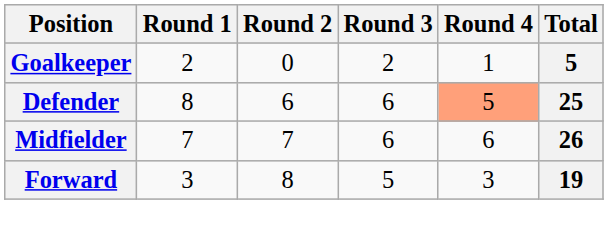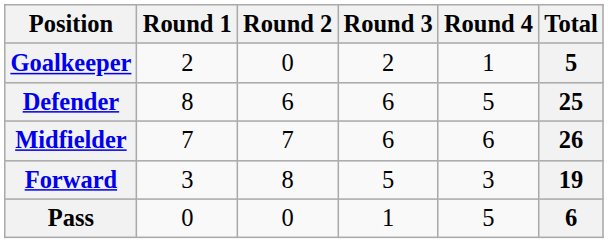(488, 101) lightsalmon background -> (488, 101) no background
+ row: (71, 218)
